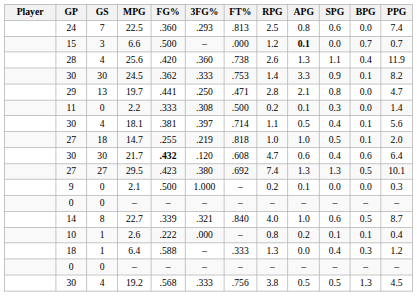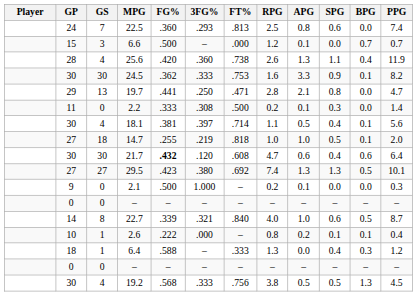(304, 44) bold -> (304, 44) normal
(272, 76) 1.4 -> (272, 76) 1.6
